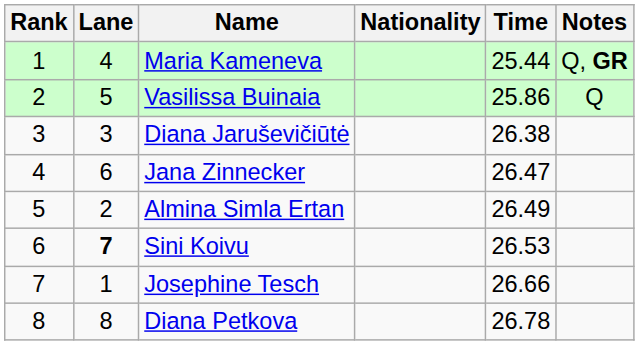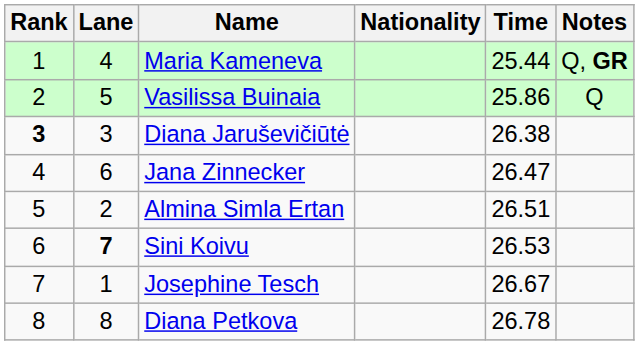(39, 135) normal -> (39, 135) bold
(521, 209) 26.49 -> (521, 209) 26.51
(521, 284) 26.66 -> (521, 284) 26.67
